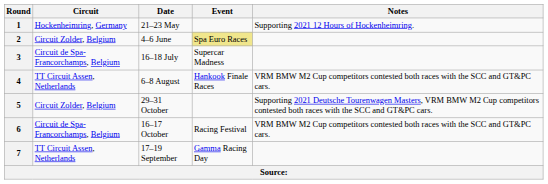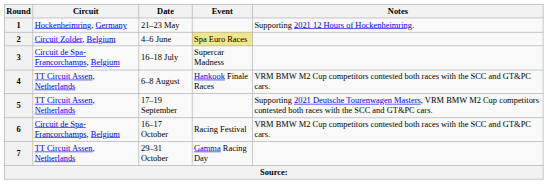(75, 105) Circuit Zolder, Belgium -> (65, 105) TT Circuit Assen, Netherlands
(155, 105) 29–31 October -> (159, 105) 17–19 September
(159, 153) 17–19 September -> (155, 153) 29–31 October
